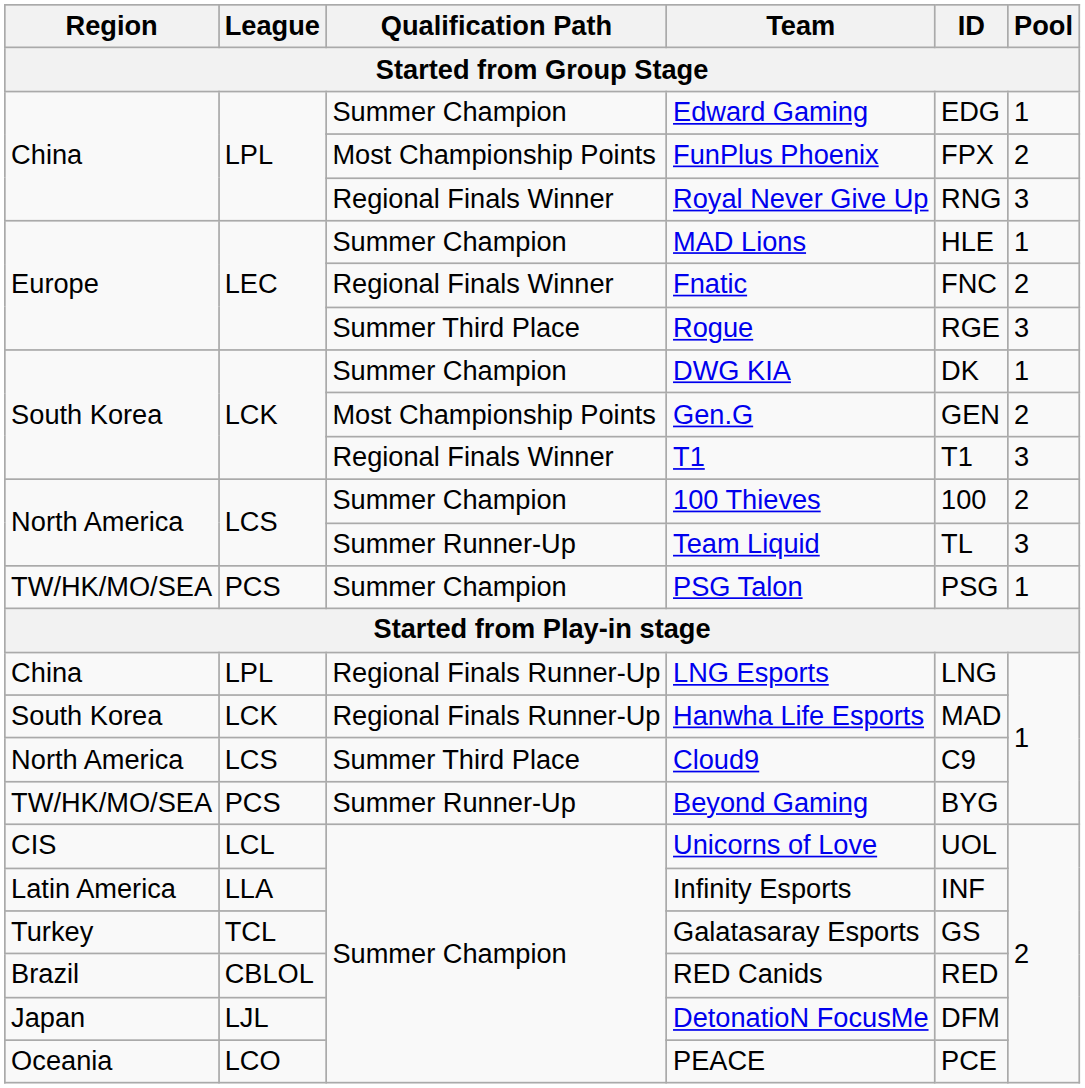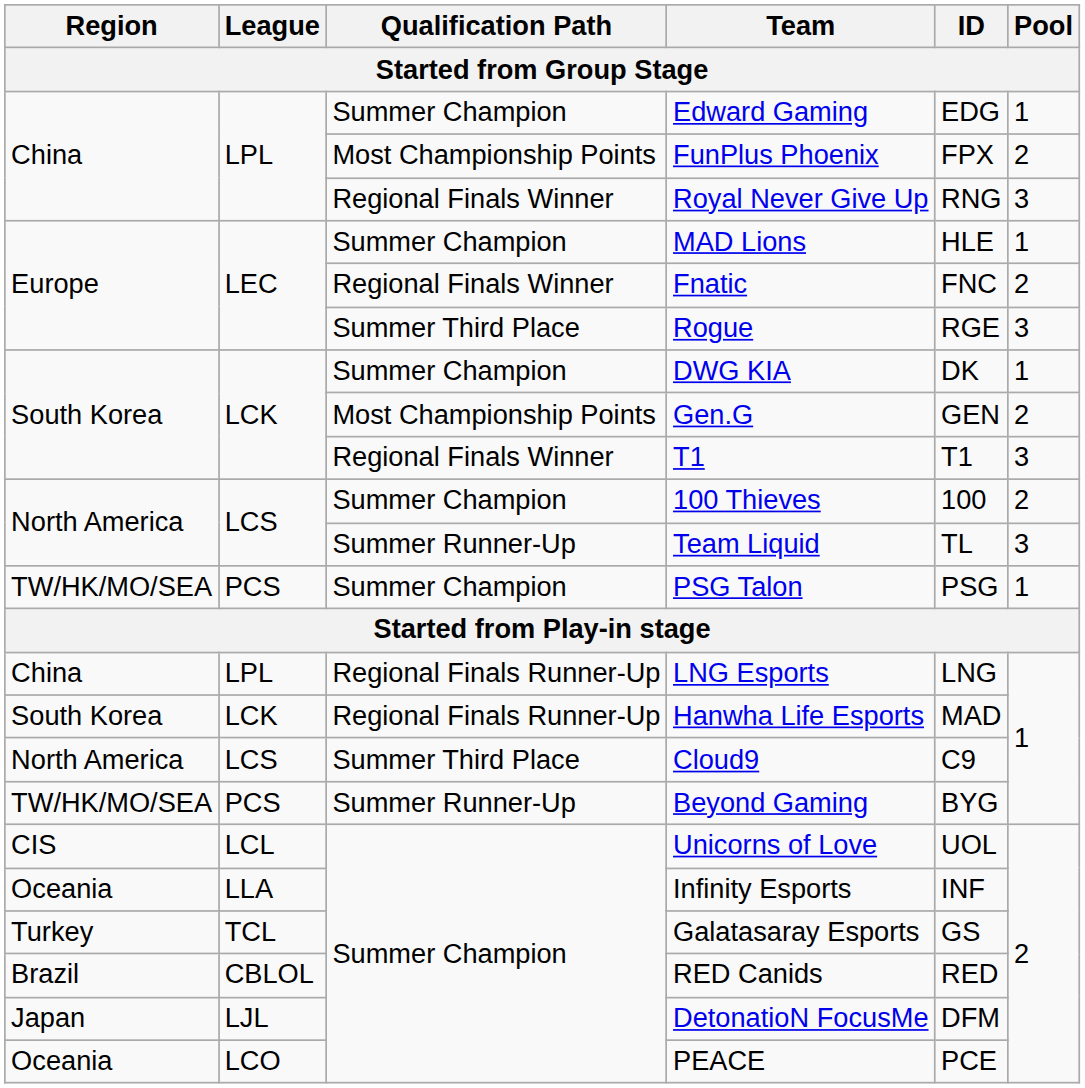(94, 888) Latin America -> (62, 888) Oceania
